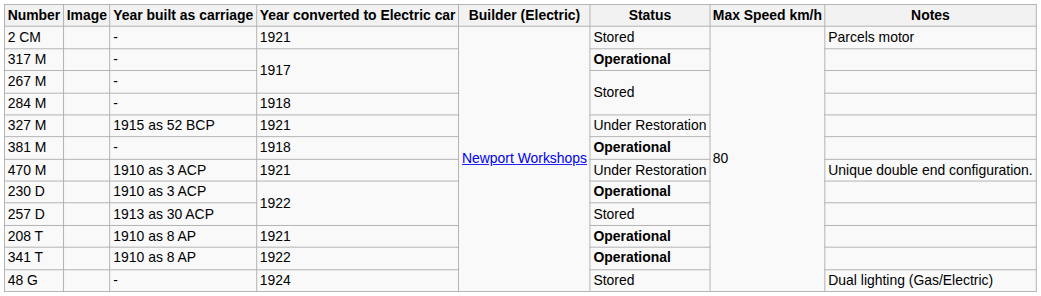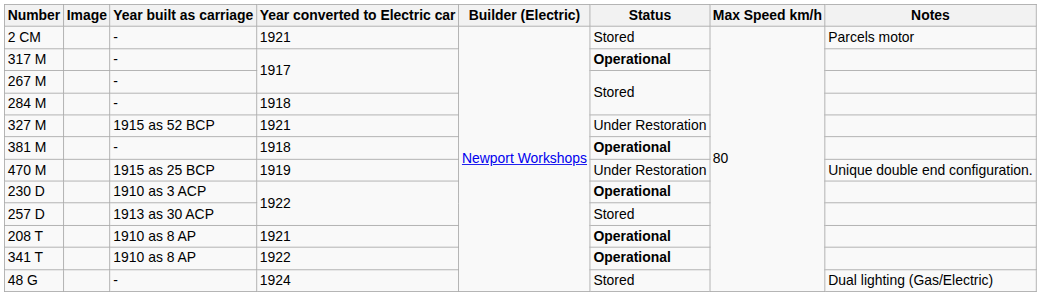(160, 170) 1910 as 3 ACP -> (164, 170) 1915 as 25 BCP
(275, 170) 1921 -> (275, 170) 1919
